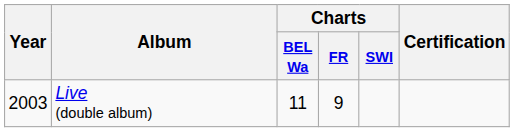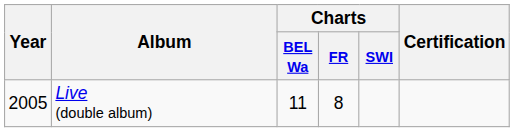(28, 103) 2003 -> (28, 103) 2005
(339, 103) 9 -> (339, 103) 8
